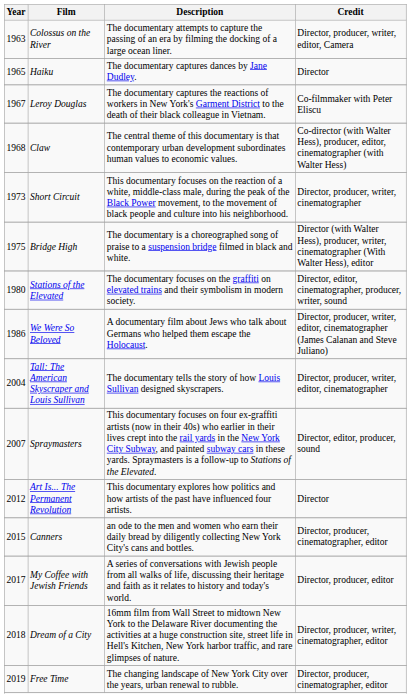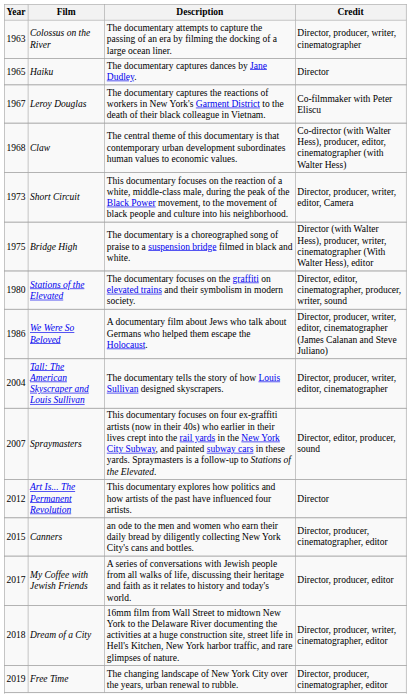(347, 39) Director, producer, writer, editor, Camera -> (347, 39) Director, producer, writer, cinematographer
(347, 197) Director, producer, writer, cinematographer -> (347, 197) Director, producer, writer, editor, Camera
